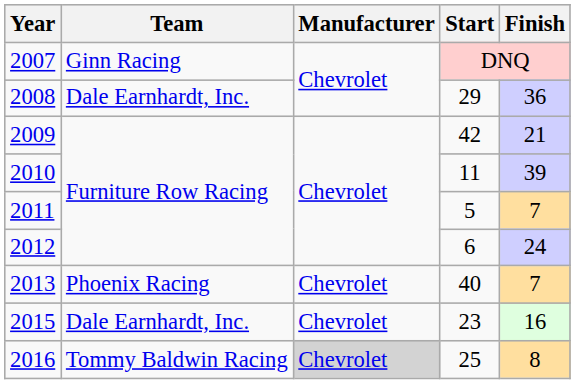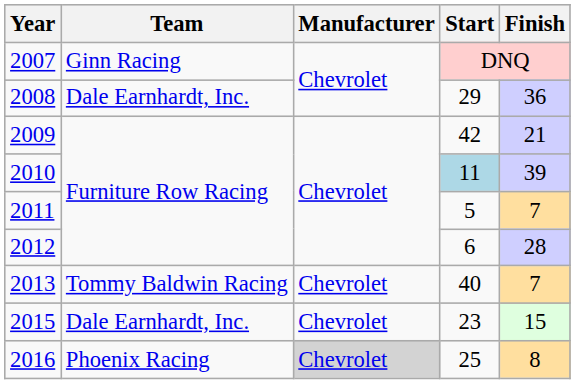(470, 172) no background -> (470, 172) lightblue background
(535, 247) 24 -> (535, 247) 28
(138, 284) Phoenix Racing -> (177, 284) Tommy Baldwin Racing
(535, 321) 16 -> (535, 321) 15
(177, 359) Tommy Baldwin Racing -> (138, 359) Phoenix Racing
